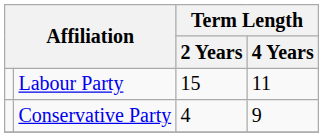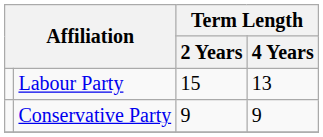(261, 83) 11 -> (262, 83) 13
(185, 115) 4 -> (185, 115) 9
